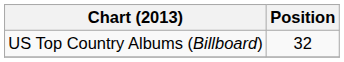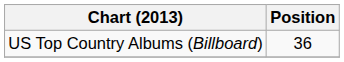(303, 43) 32 -> (303, 43) 36
